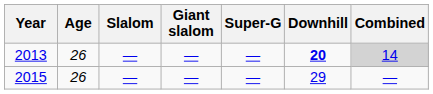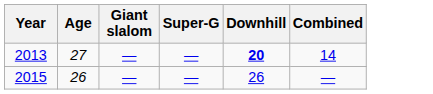- column: (130, 24)
(78, 54) 26 -> (78, 54) 27
(390, 54) lightgrey background -> (328, 54) no background
(318, 77) 29 -> (256, 77) 26
